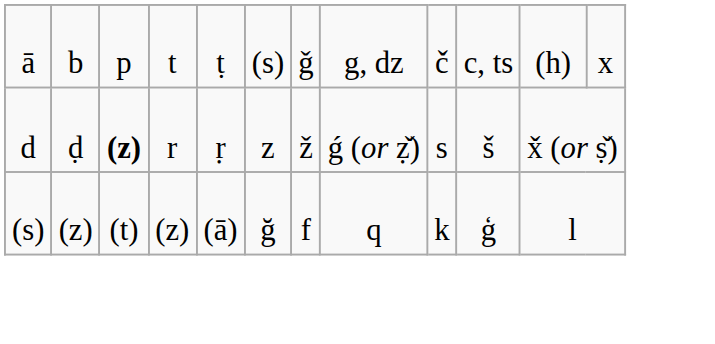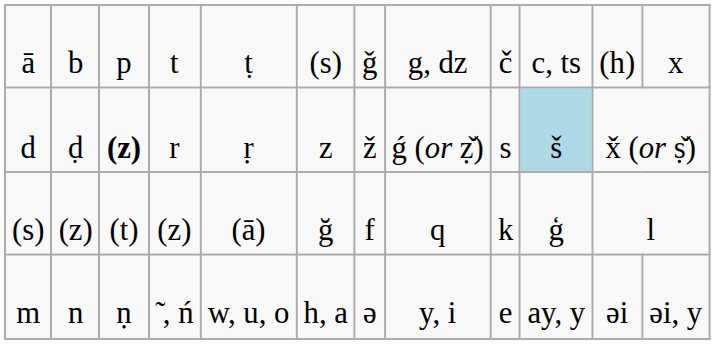(488, 146) no background -> (556, 146) lightblue background
+ row: (28, 313)
